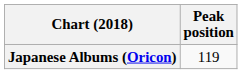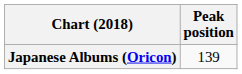(209, 56) 119 -> (209, 56) 139
